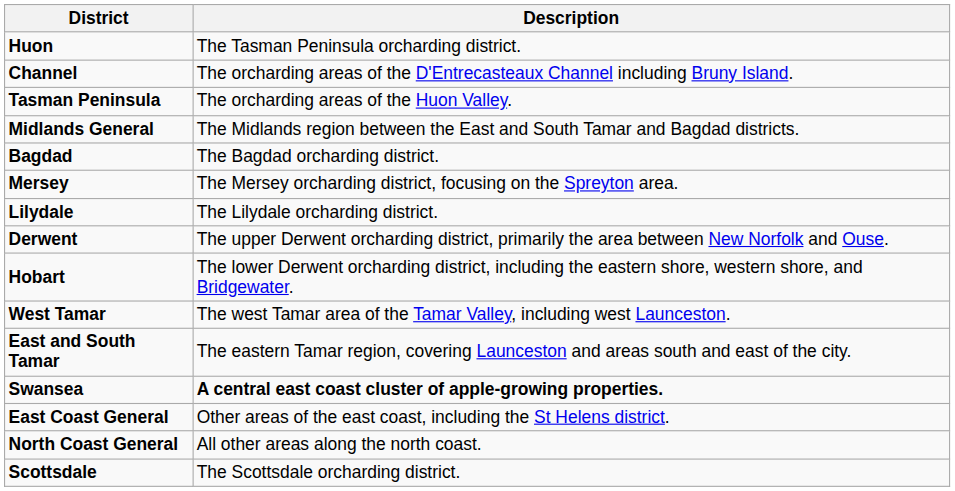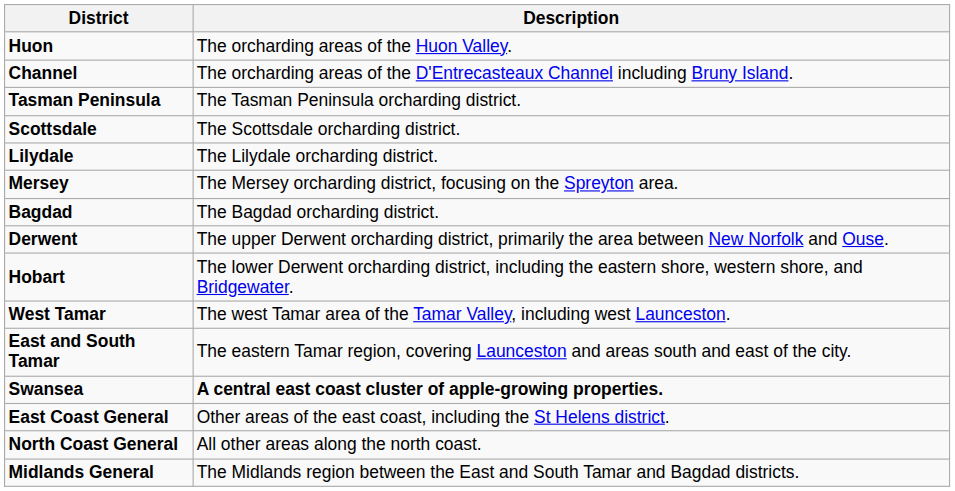(359, 45) The Tasman Peninsula orcharding district. -> (354, 45) The orcharding areas of the Huon Valley.
(354, 101) The orcharding areas of the Huon Valley. -> (359, 101) The Tasman Peninsula orcharding district.
rows swapped: (53, 472) <-> (81, 128)
rows swapped: (41, 211) <-> (41, 156)
